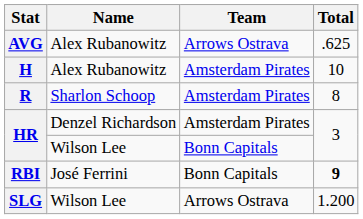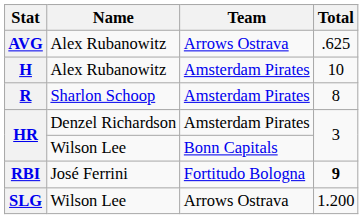(231, 174) Bonn Capitals -> (245, 174) Fortitudo Bologna
